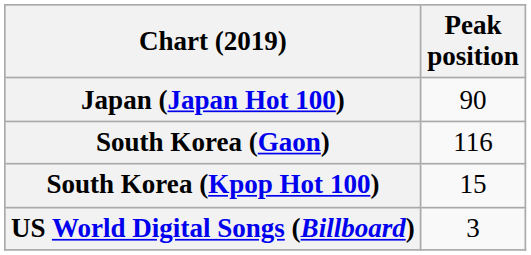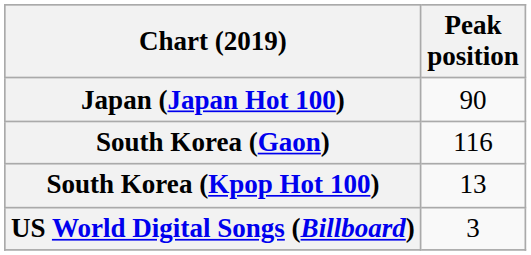(473, 185) 15 -> (473, 185) 13
